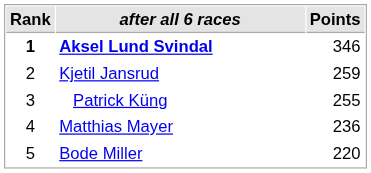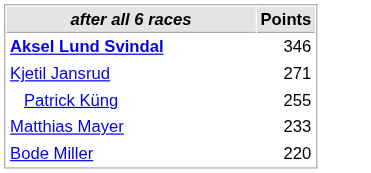- column: (30, 19)
(347, 74) 259 -> (297, 74) 271
(347, 127) 236 -> (297, 127) 233
